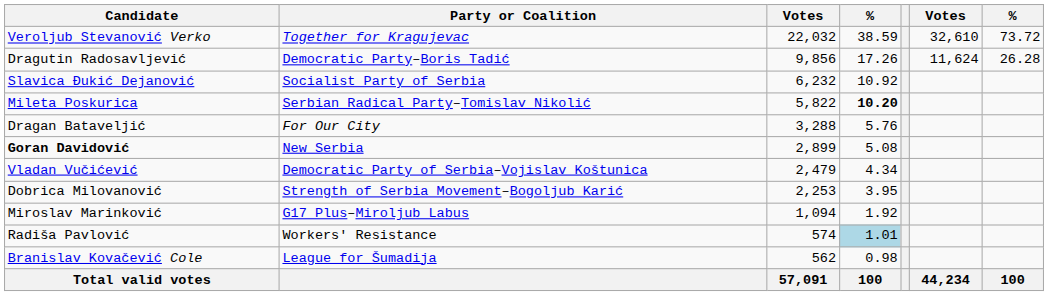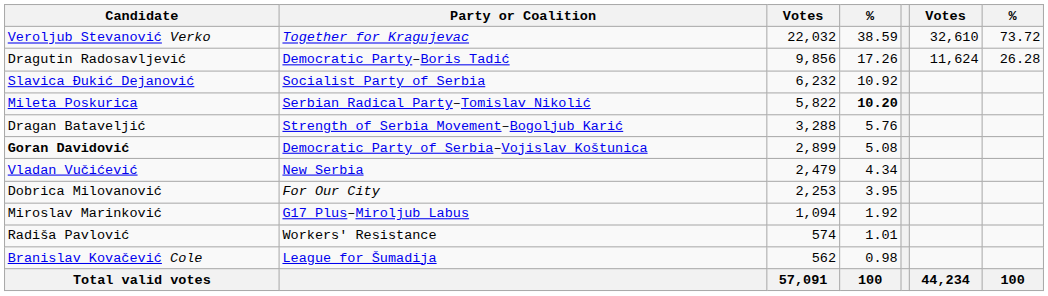(331, 126) For Our City -> (453, 126) Strength of Serbia Movement–Bogoljub Karić
(323, 148) New Serbia -> (465, 148) Democratic Party of Serbia–Vojislav Koštunica
(465, 170) Democratic Party of Serbia–Vojislav Koštunica -> (323, 170) New Serbia
(453, 192) Strength of Serbia Movement–Bogoljub Karić -> (331, 192) For Our City
(882, 236) lightblue background -> (882, 236) no background
